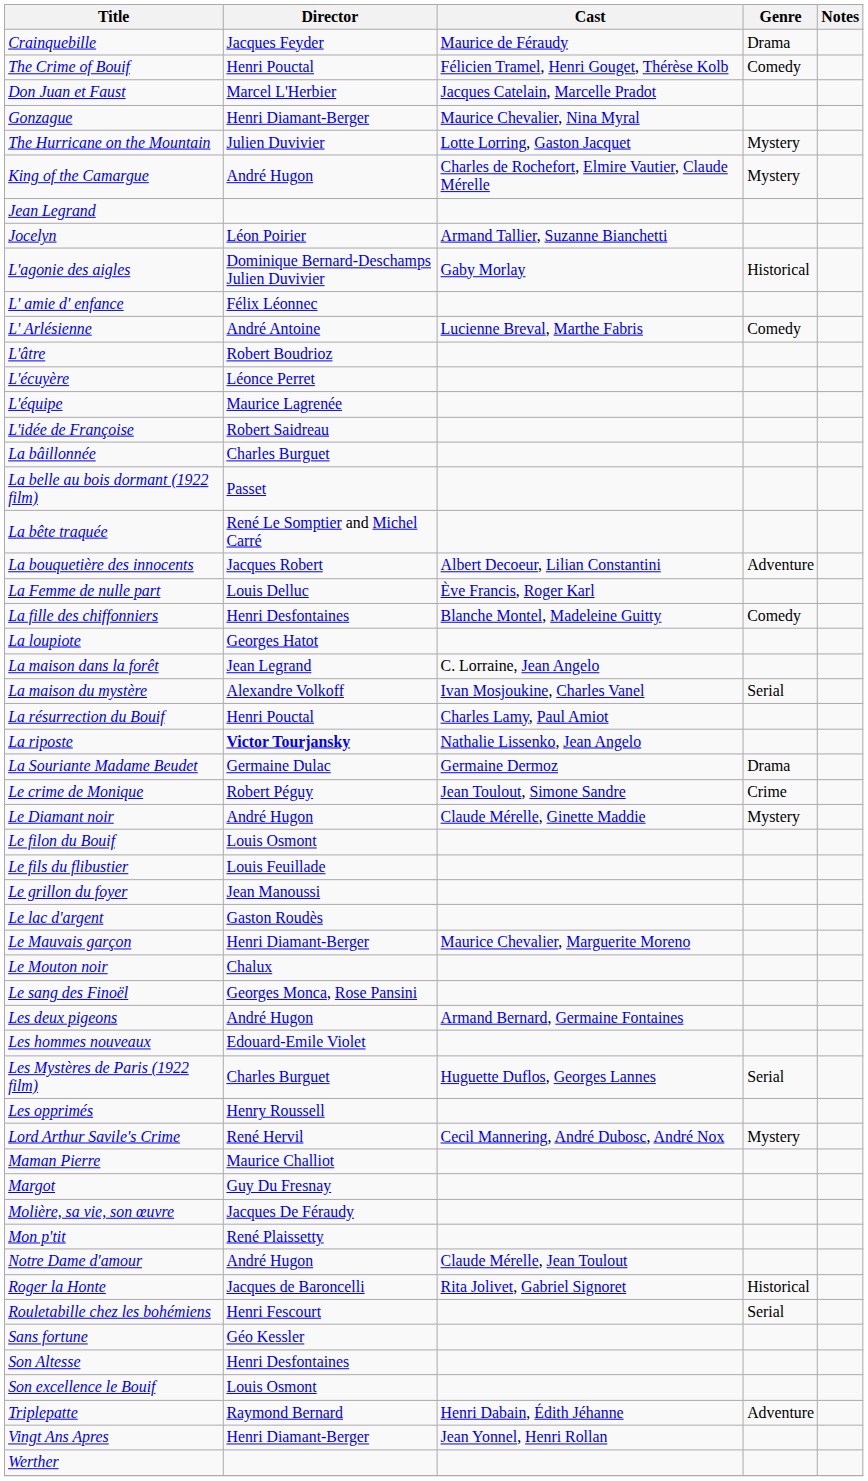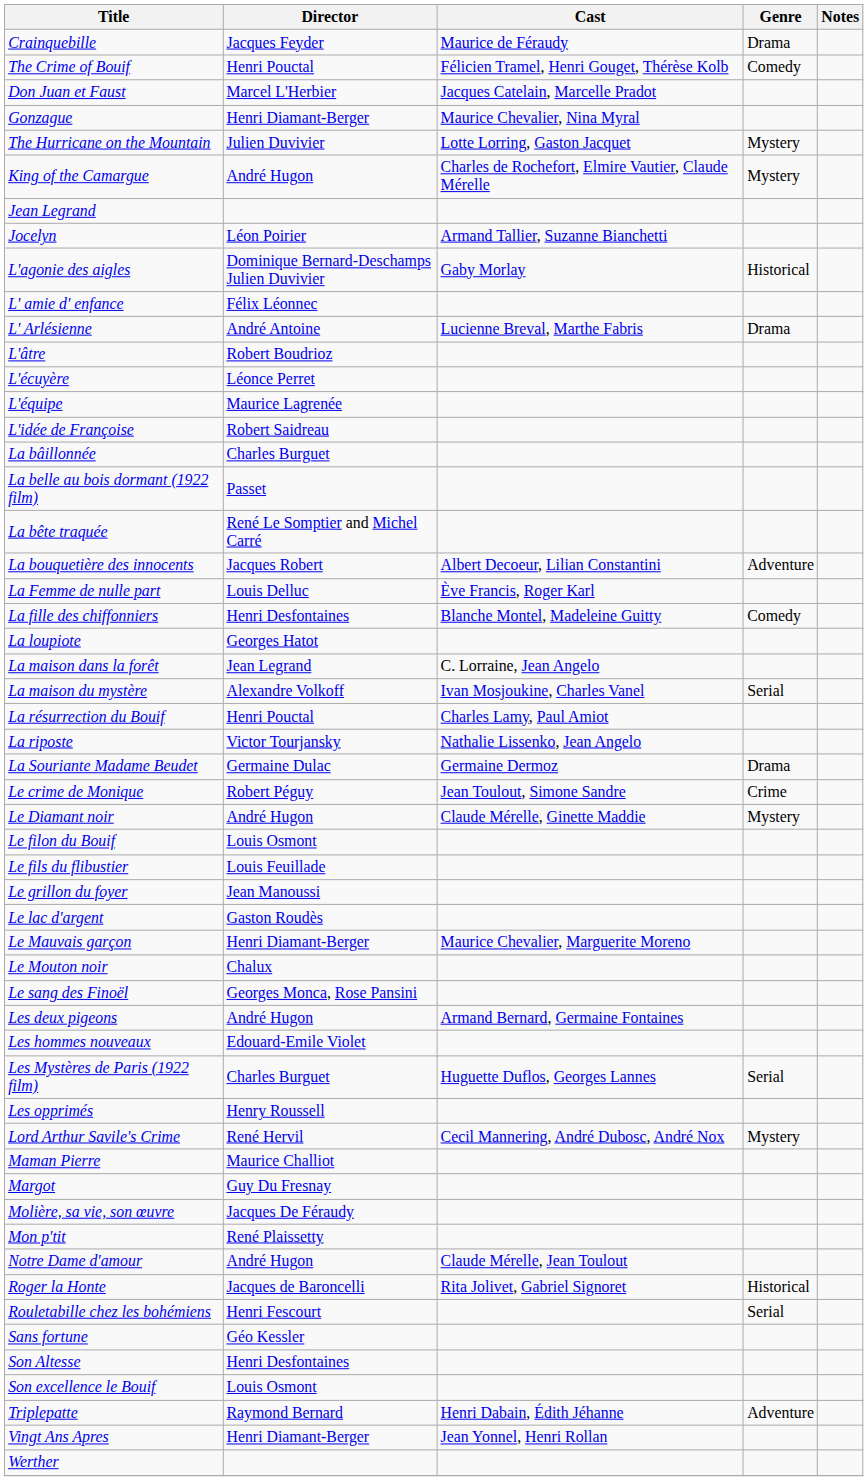(774, 329) Comedy -> (769, 329) Drama
(288, 741) bold -> (284, 741) normal
